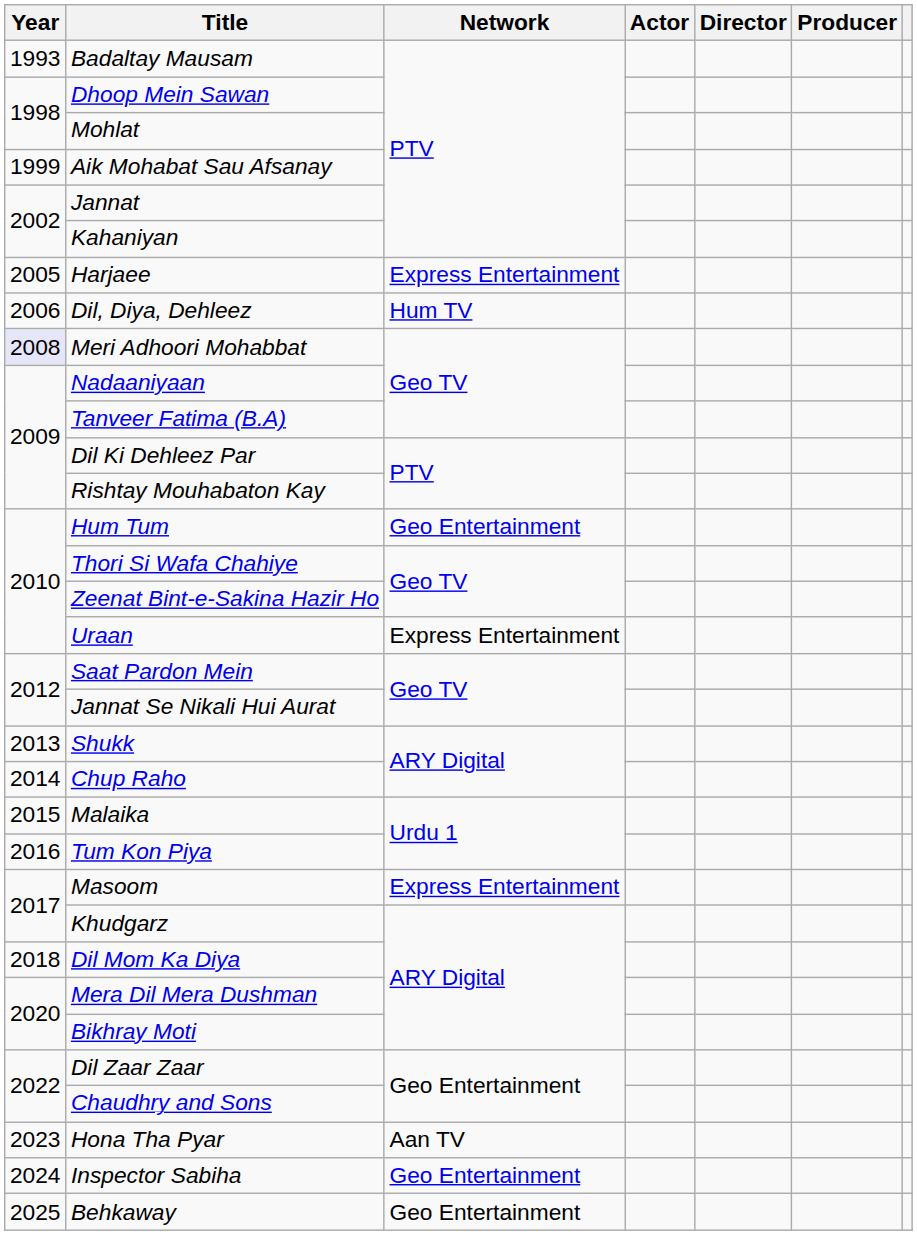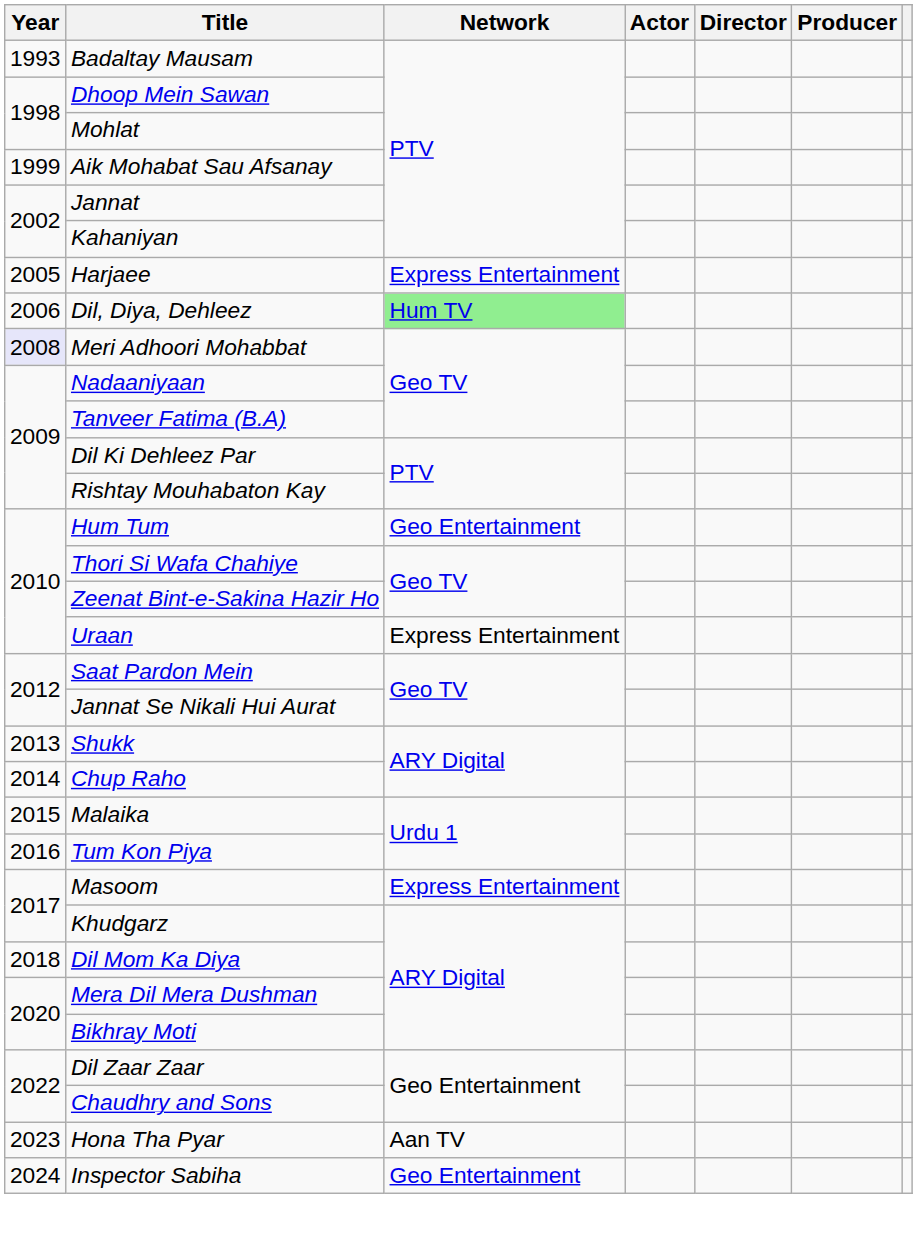(431, 310) no background -> (431, 310) lightgreen background
- row: (123, 1211)
